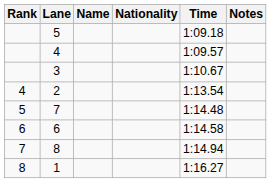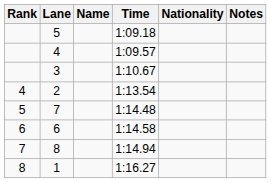columns swapped: (146, 14) <-> (203, 14)
